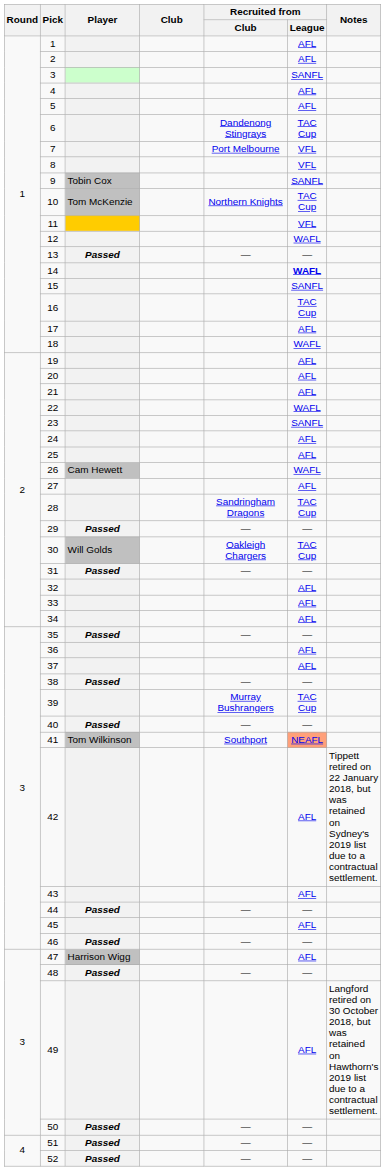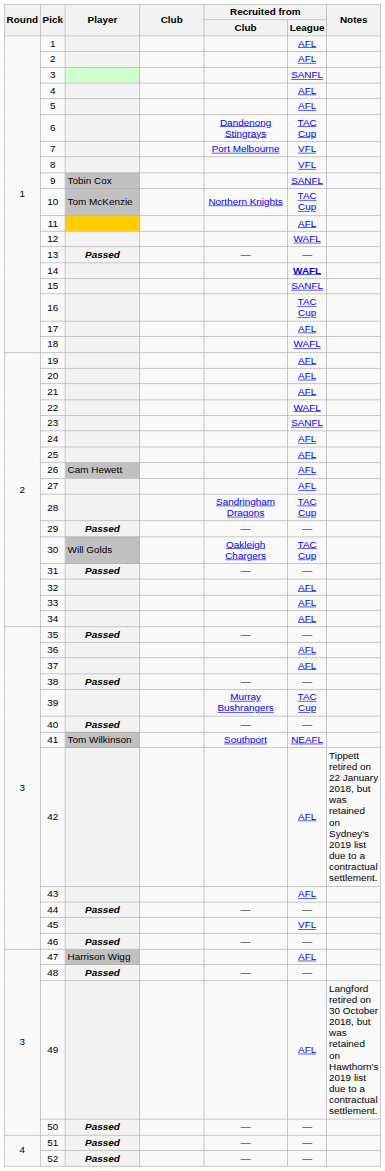(307, 223) VFL -> (307, 223) AFL
(307, 470) WAFL -> (307, 470) AFL
(307, 740) lightsalmon background -> (307, 740) no background
(307, 925) AFL -> (307, 925) VFL
